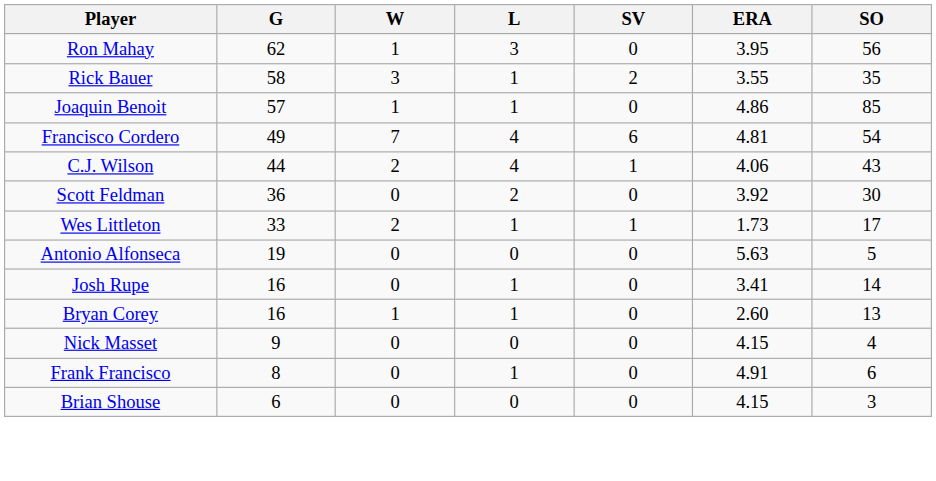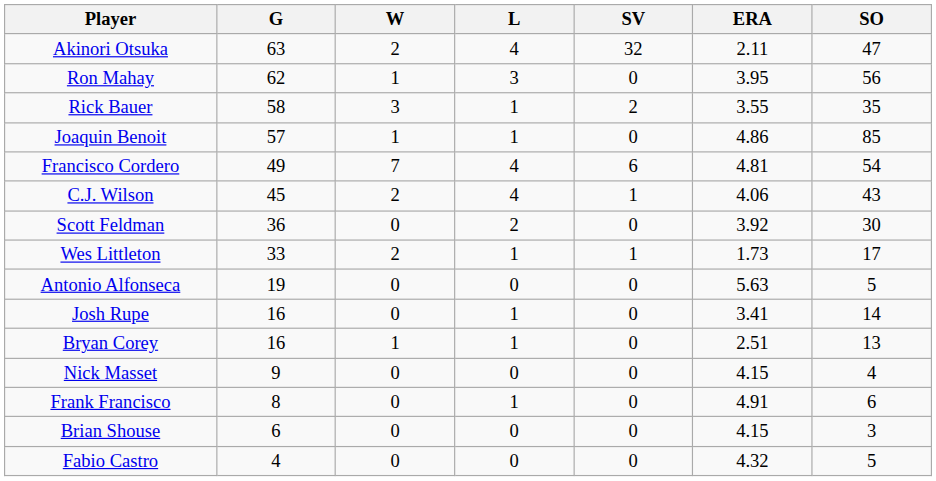+ row: (110, 48)
(276, 166) 44 -> (276, 195) 45
(752, 313) 2.60 -> (752, 343) 2.51
+ row: (110, 460)
